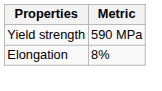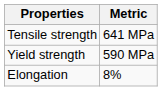+ row: (52, 34)
